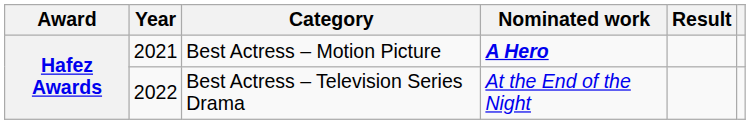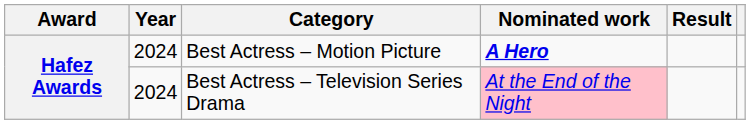(156, 50) 2021 -> (156, 50) 2024
(156, 92) 2022 -> (156, 92) 2024
(558, 92) no background -> (558, 92) pink background
